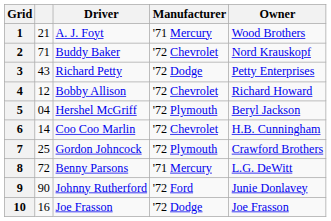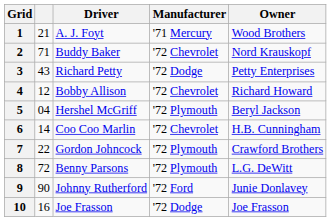(44, 149) 25 -> (44, 149) 22
(182, 168) '71 Mercury -> (185, 168) '72 Plymouth
